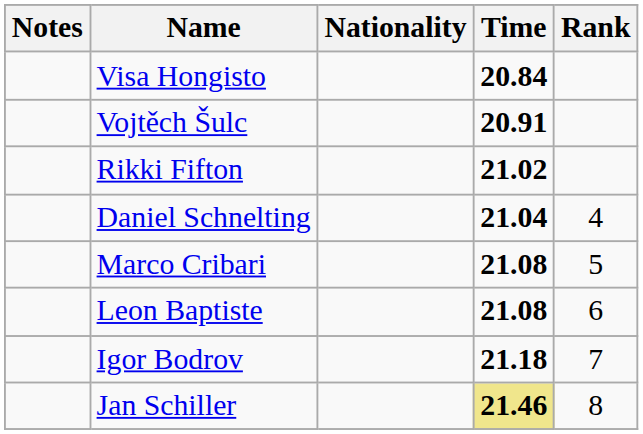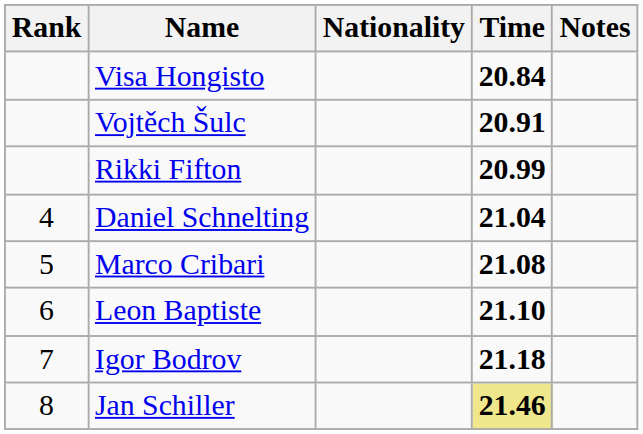columns swapped: (596, 28) <-> (47, 28)
(514, 169) 21.02 -> (512, 169) 20.99
(514, 311) 21.08 -> (512, 311) 21.10
